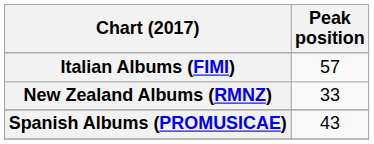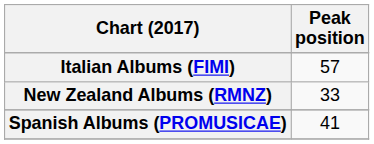(330, 124) 43 -> (330, 124) 41
